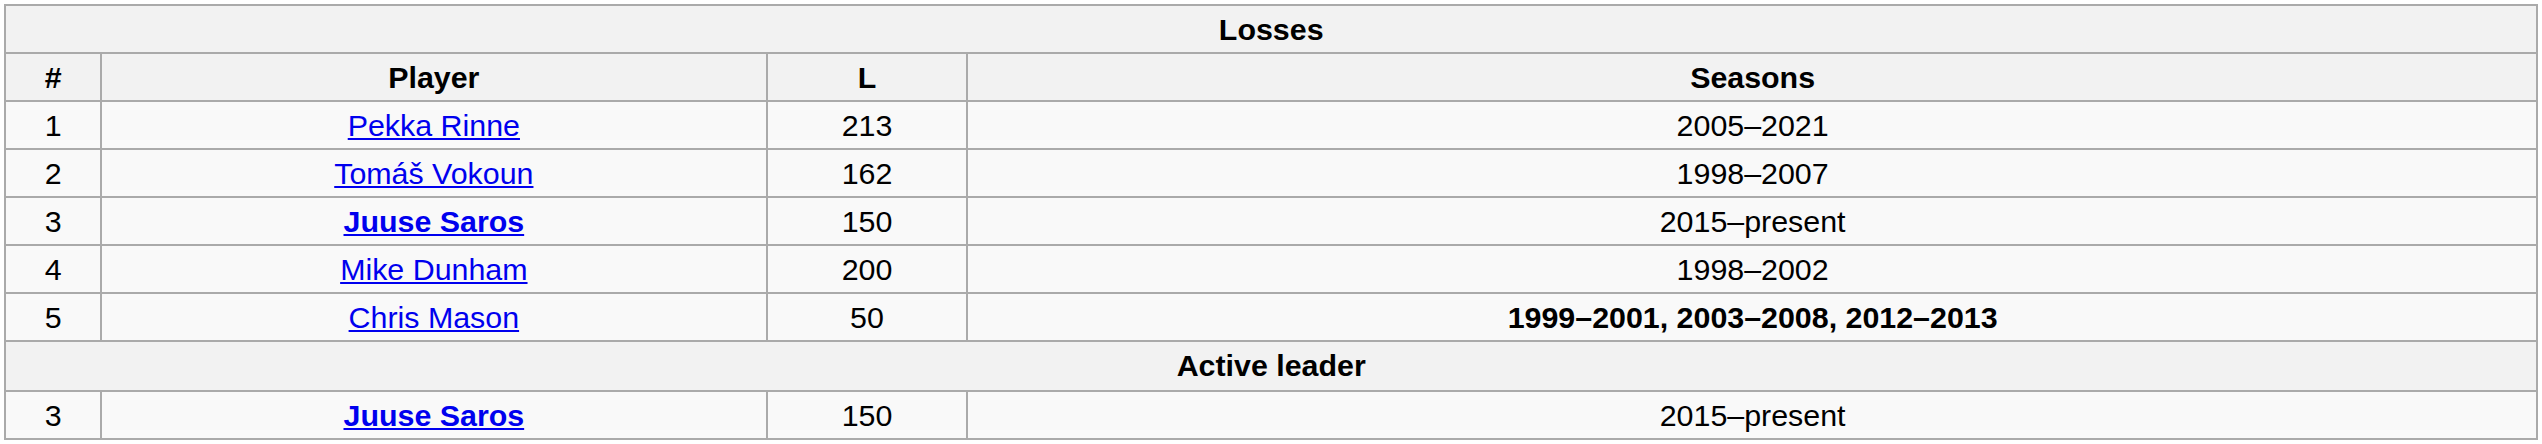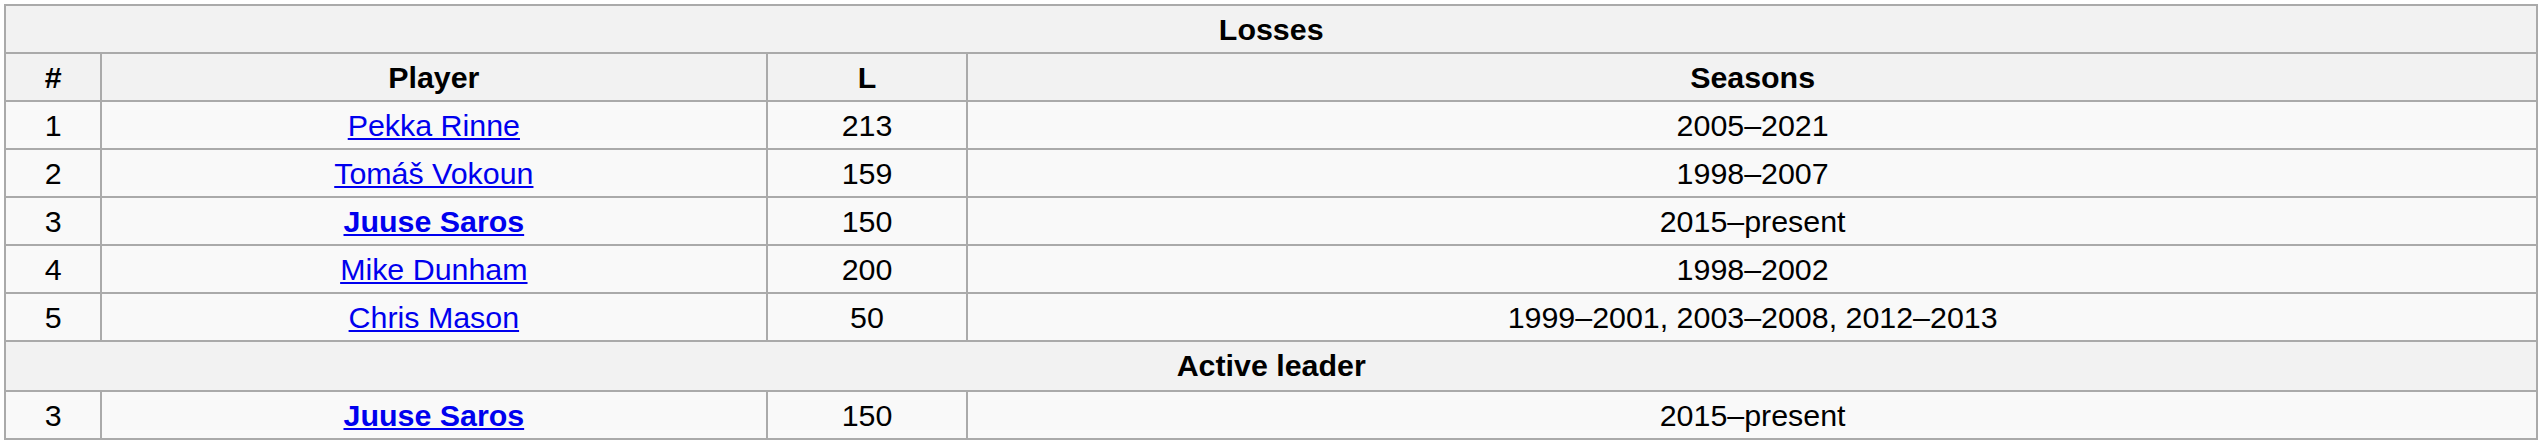(867, 174) 162 -> (867, 174) 159
(1753, 318) bold -> (1753, 318) normal
